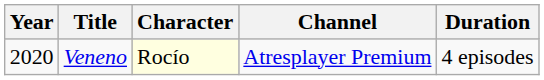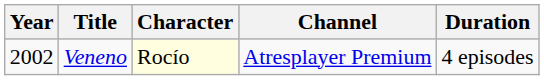(32, 56) 2020 -> (32, 56) 2002
